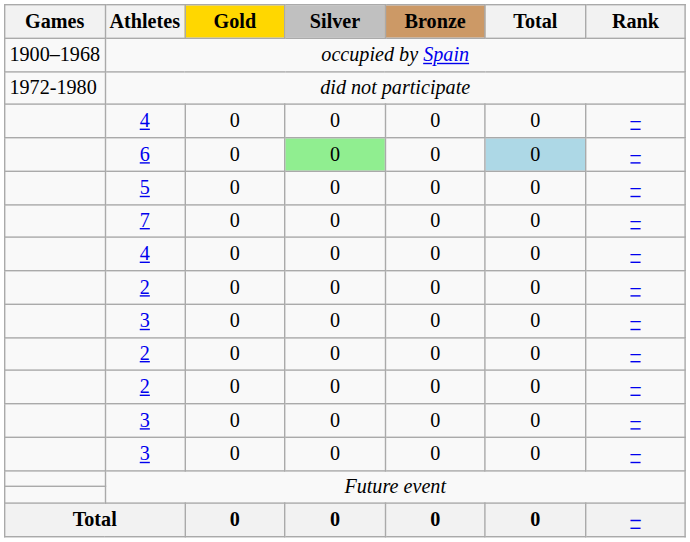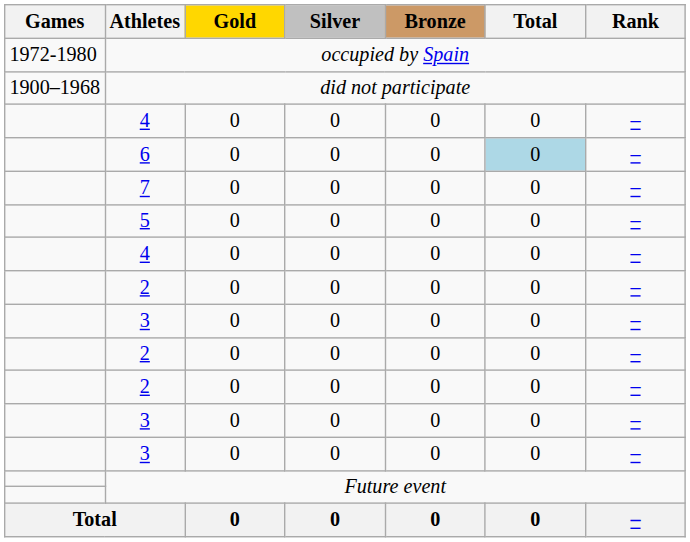(55, 54) 1900–1968 -> (53, 54) 1972-1980
(53, 88) 1972-1980 -> (55, 88) 1900–1968
(335, 154) lightgreen background -> (335, 154) no background
rows swapped: (145, 221) <-> (145, 187)
